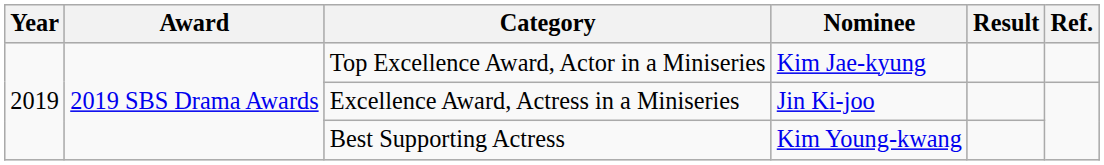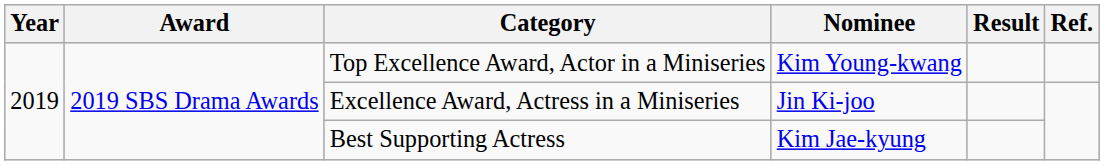(851, 62) Kim Jae-kyung -> (869, 62) Kim Young-kwang
(869, 139) Kim Young-kwang -> (851, 139) Kim Jae-kyung
